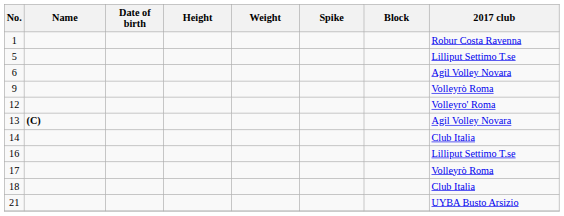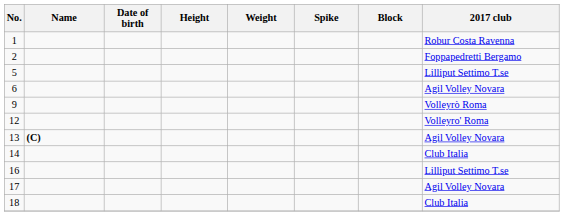+ row: (14, 56)
(463, 170) Volleyrò Roma -> (464, 186) Agil Volley Novara
- row: (14, 202)
